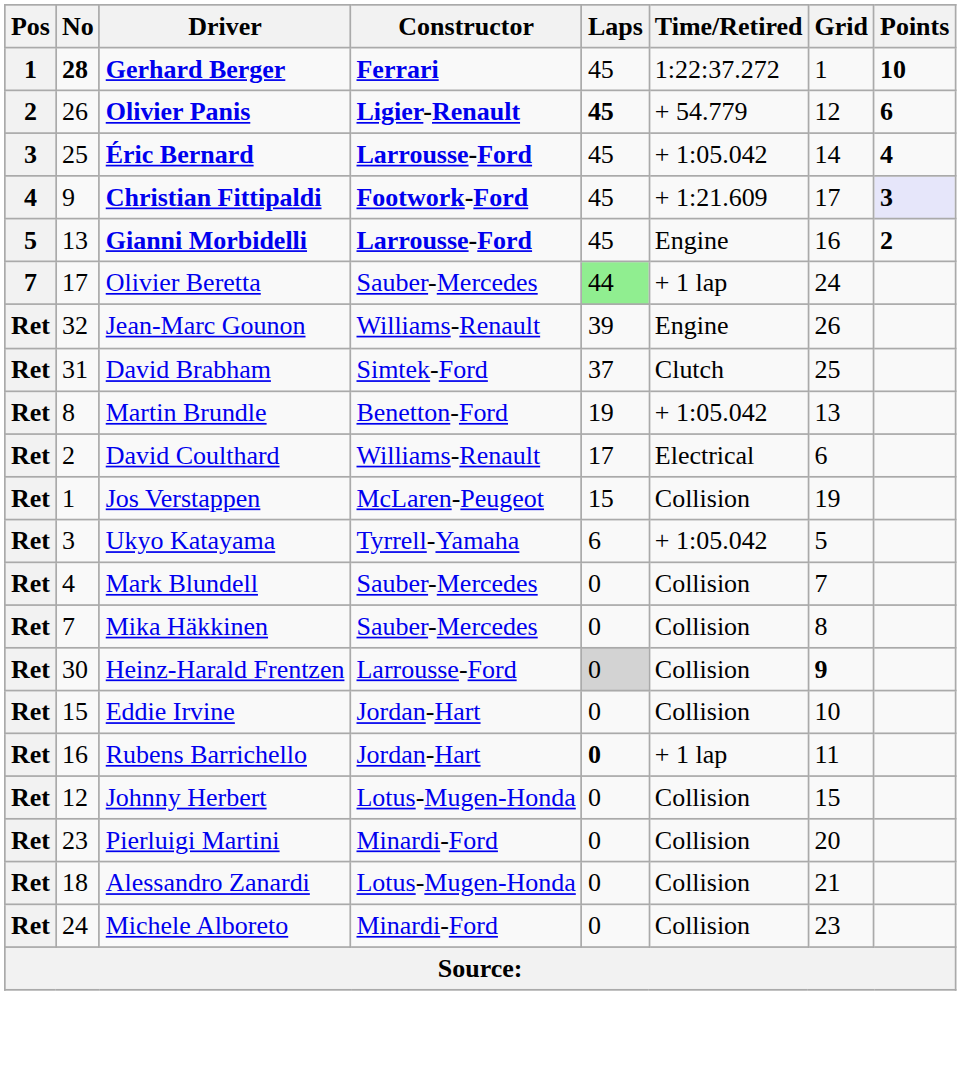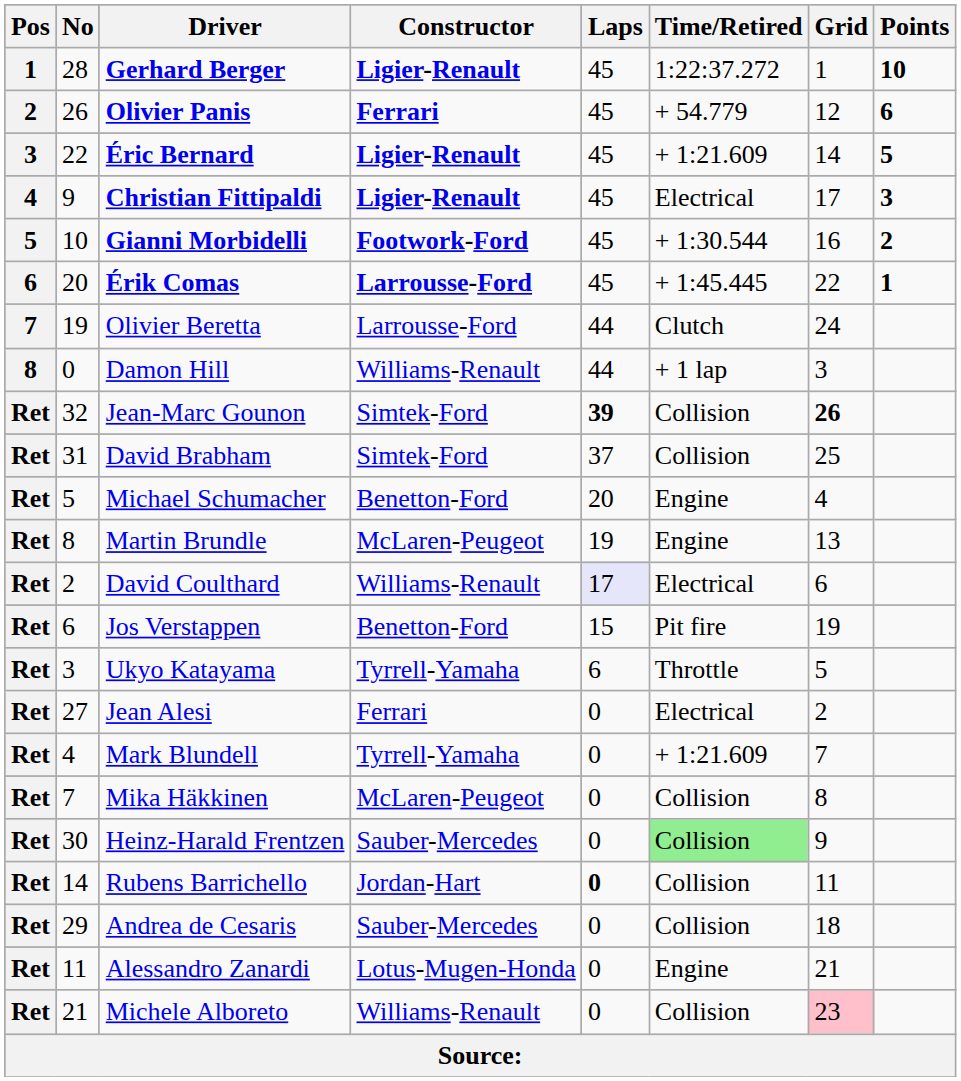(75, 68) bold -> (75, 68) normal
(398, 68) Ferrari -> (438, 68) Ligier-Renault
(438, 111) Ligier-Renault -> (398, 111) Ferrari
(601, 111) bold -> (601, 111) normal
(75, 154) 25 -> (75, 154) 22
(444, 154) Larrousse-Ford -> (438, 154) Ligier-Renault
(711, 154) + 1:05.042 -> (711, 154) + 1:21.609
(887, 154) 4 -> (887, 154) 5
(442, 197) Footwork-Ford -> (438, 197) Ligier-Renault
(711, 197) + 1:21.609 -> (705, 197) Electrical
(887, 197) lavender background -> (887, 197) no background
(75, 240) 13 -> (75, 240) 10
(444, 240) Larrousse-Ford -> (442, 240) Footwork-Ford
(692, 240) Engine -> (711, 240) + 1:30.544
+ row: (172, 283)
(75, 283) 17 -> (75, 326) 19
(447, 283) Sauber-Mercedes -> (437, 326) Larrousse-Ford
(601, 283) lightgreen background -> (601, 326) no background
(691, 283) + 1 lap -> (689, 326) Clutch
+ row: (167, 368)
(448, 326) Williams-Renault -> (422, 411) Simtek-Ford
(601, 326) normal -> (601, 411) bold
(692, 326) Engine -> (702, 411) Collision
(828, 326) normal -> (828, 411) bold
(689, 368) Clutch -> (702, 454) Collision
+ row: (216, 497)
(432, 411) Benetton-Ford -> (450, 540) McLaren-Peugeot
(711, 411) + 1:05.042 -> (692, 540) Engine
(601, 454) no background -> (601, 583) lavender background
(68, 497) 1 -> (68, 626) 6
(450, 497) McLaren-Peugeot -> (432, 626) Benetton-Ford
(702, 497) Collision -> (691, 626) Pit fire
(711, 540) + 1:05.042 -> (697, 668) Throttle
+ row: (159, 711)
(447, 583) Sauber-Mercedes -> (438, 754) Tyrrell-Yamaha
(702, 583) Collision -> (711, 754) + 1:21.609
(447, 626) Sauber-Mercedes -> (450, 797) McLaren-Peugeot
(437, 668) Larrousse-Ford -> (447, 840) Sauber-Mercedes
(594, 668) lightgrey background -> (594, 840) no background
(702, 668) no background -> (702, 840) lightgreen background
(821, 668) bold -> (821, 840) normal
- row: (170, 711)
(75, 754) 16 -> (75, 883) 14
(691, 754) + 1 lap -> (702, 883) Collision
- row: (186, 797)
+ row: (201, 926)
- row: (193, 840)
(75, 883) 18 -> (74, 968) 11
(702, 883) Collision -> (692, 968) Engine
(75, 926) 24 -> (75, 1011) 21
(427, 926) Minardi-Ford -> (448, 1011) Williams-Renault
(828, 926) no background -> (828, 1011) pink background
